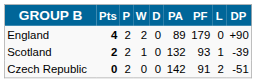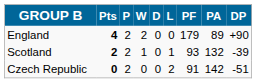columns swapped: (219, 15) <-> (176, 15)
